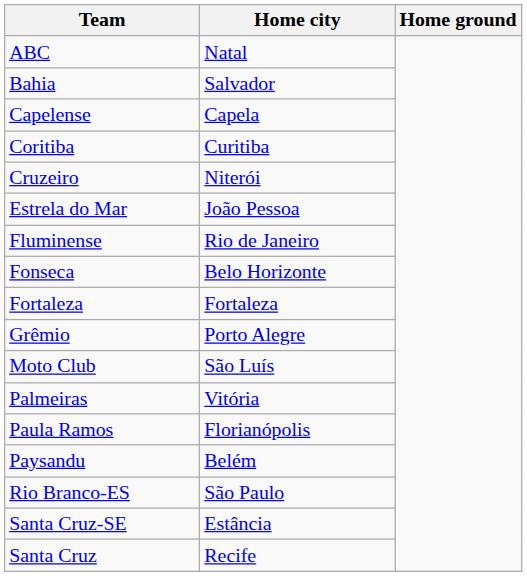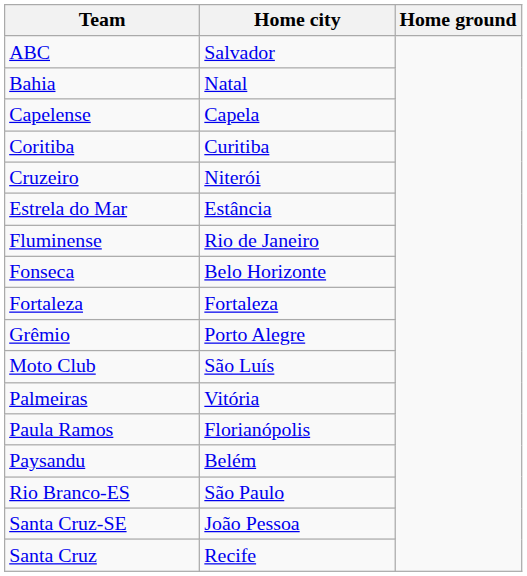(226, 51) Natal -> (240, 51) Salvador
(240, 83) Salvador -> (226, 83) Natal
(252, 209) João Pessoa -> (238, 209) Estância
(238, 523) Estância -> (252, 523) João Pessoa
